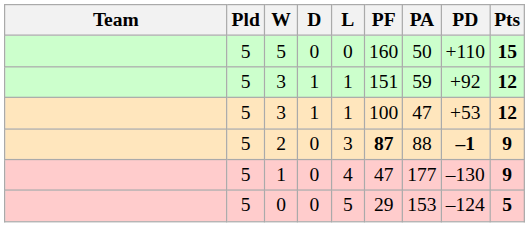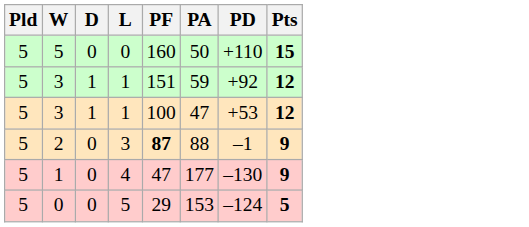- column: (116, 19)
(465, 143) bold -> (243, 143) normal
